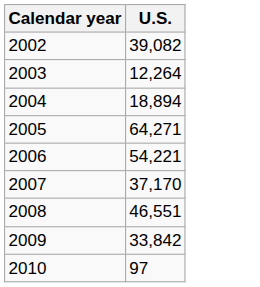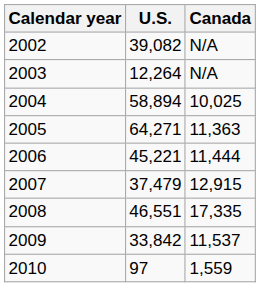+ column: (220, 17)
(155, 100) 18,894 -> (155, 100) 58,894
(155, 156) 54,221 -> (155, 156) 45,221
(155, 184) 37,170 -> (155, 184) 37,479
